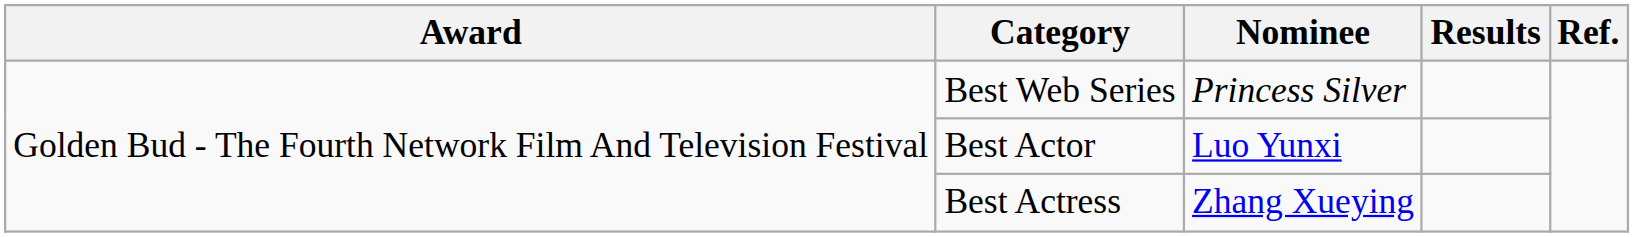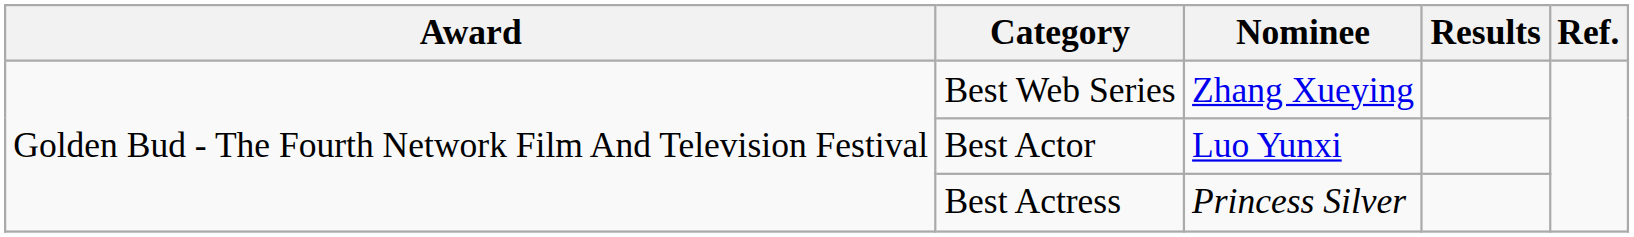(1299, 88) Princess Silver -> (1303, 88) Zhang Xueying
(1303, 201) Zhang Xueying -> (1299, 201) Princess Silver
